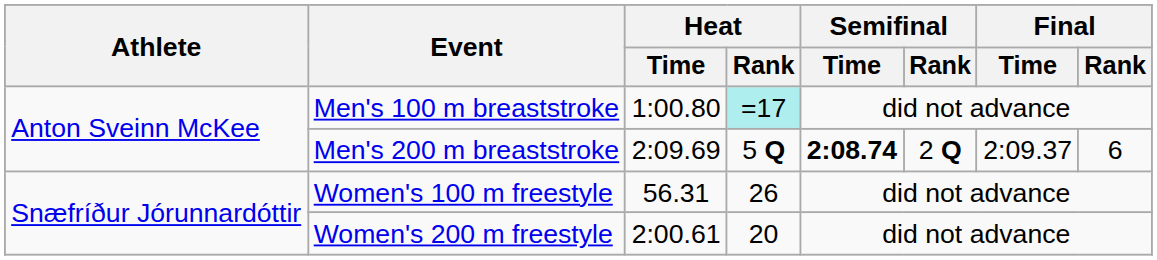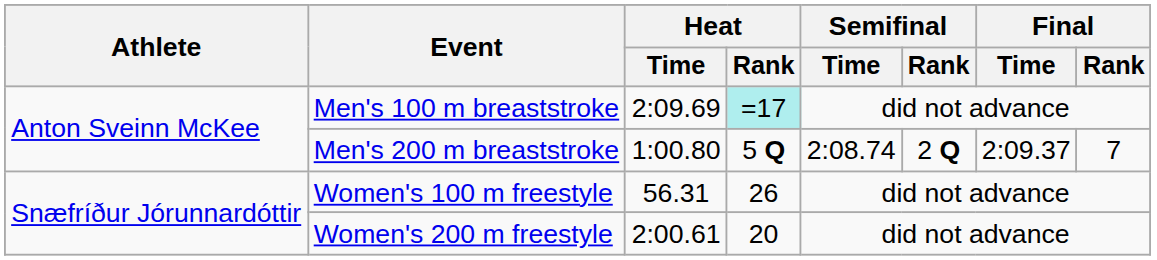(676, 108) 1:00.80 -> (676, 108) 2:09.69
(676, 150) 2:09.69 -> (676, 150) 1:00.80
(852, 150) bold -> (851, 150) normal
(1115, 150) 6 -> (1114, 150) 7
